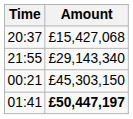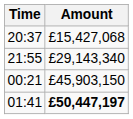(87, 80) £45,303,150 -> (87, 80) £45,903,150
